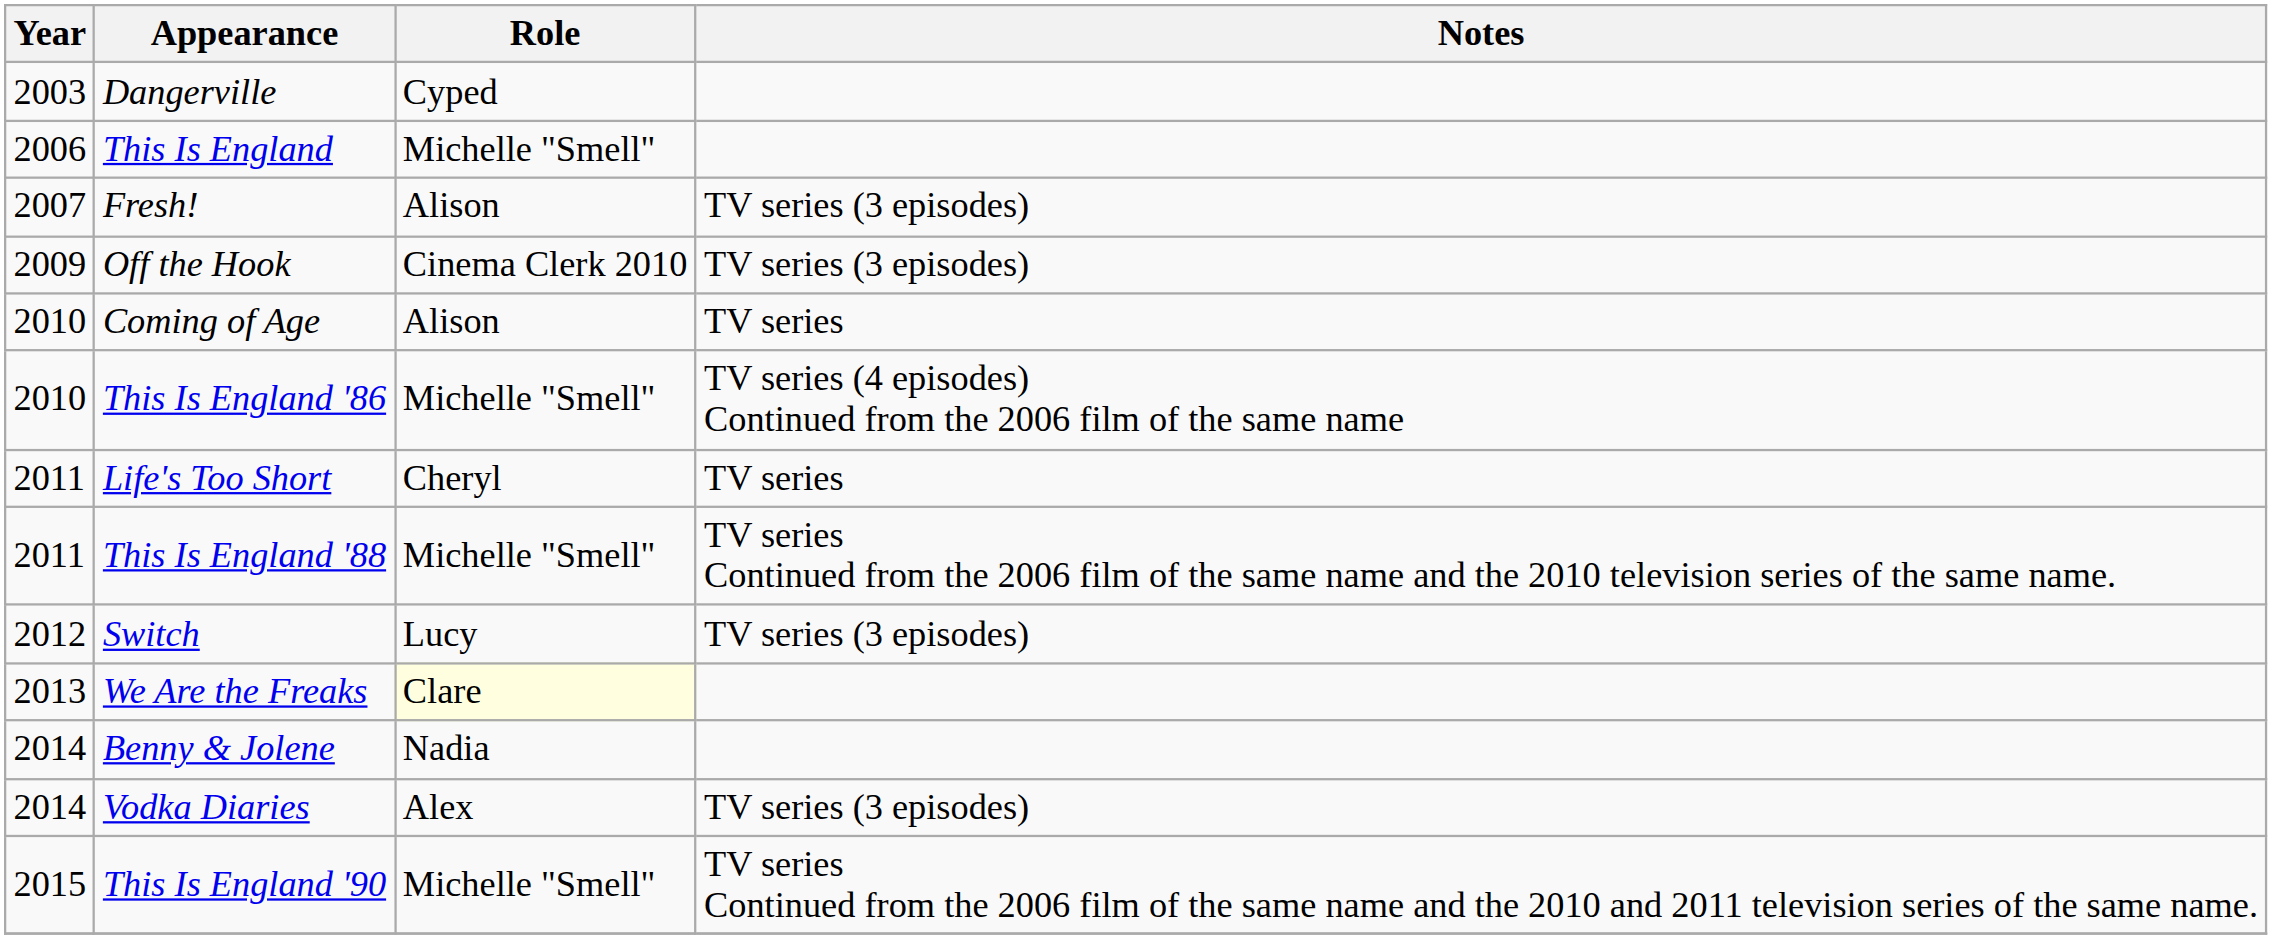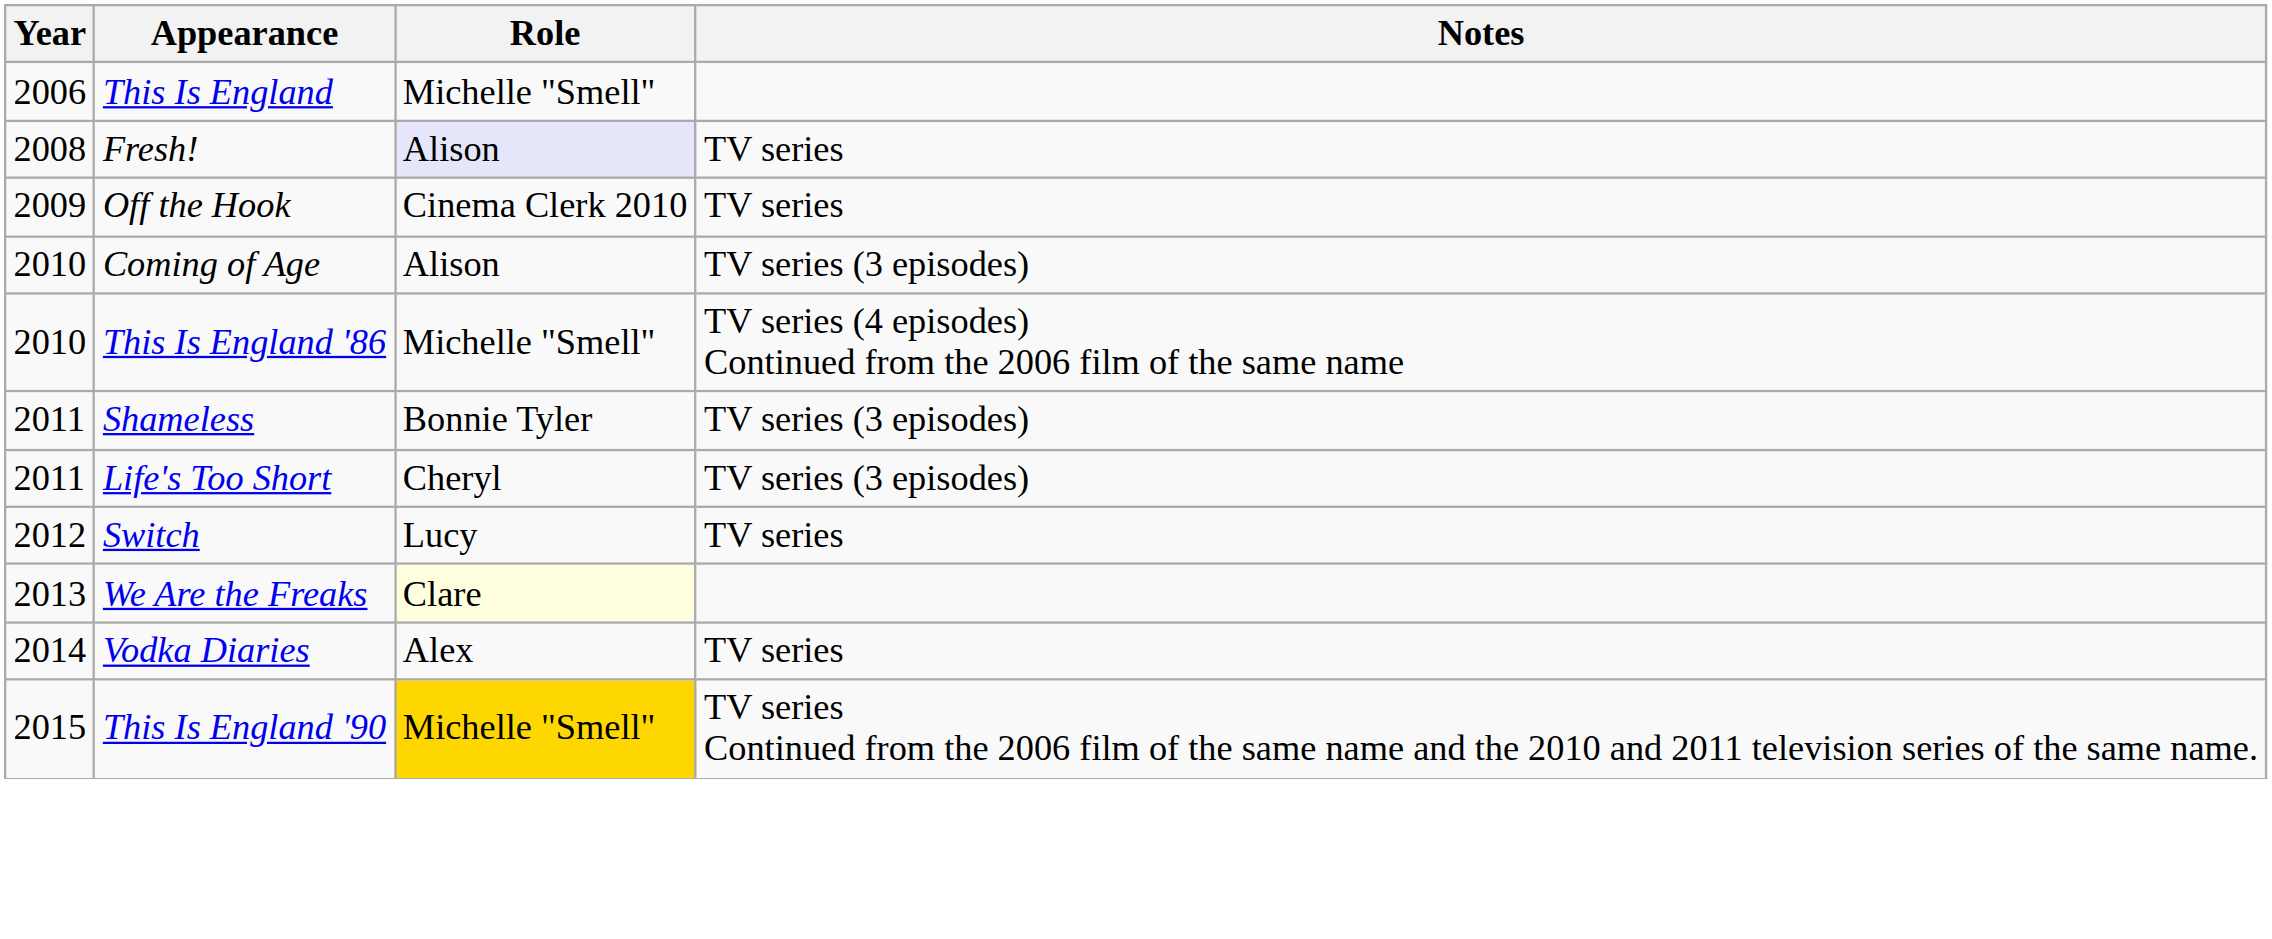- row: (190, 90)
(50, 206) 2007 -> (50, 148) 2008
(451, 206) no background -> (451, 148) lavender background
(867, 206) TV series (3 episodes) -> (774, 148) TV series
(867, 263) TV series (3 episodes) -> (774, 206) TV series
(774, 321) TV series -> (867, 263) TV series (3 episodes)
+ row: (179, 419)
(774, 477) TV series -> (867, 477) TV series (3 episodes)
- row: (244, 555)
(867, 633) TV series (3 episodes) -> (774, 534) TV series
- row: (219, 748)
(867, 806) TV series (3 episodes) -> (774, 650) TV series
(529, 884) no background -> (529, 728) gold background
